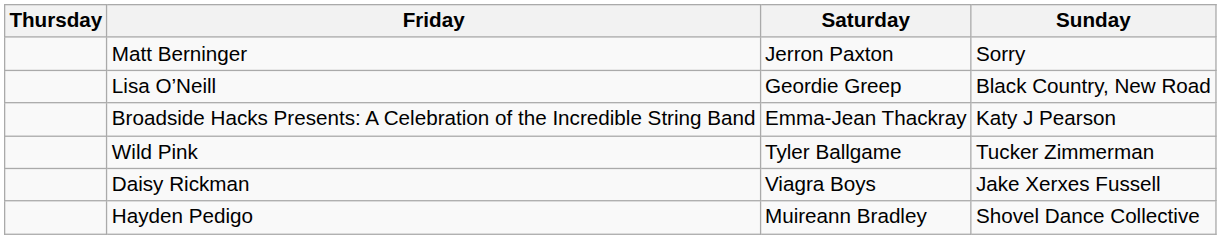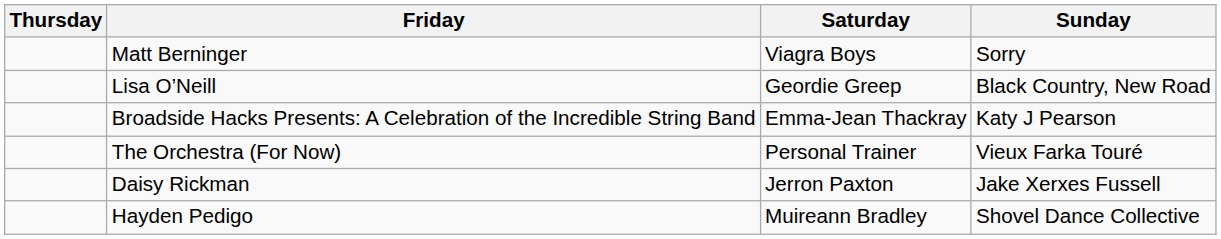(829, 53) Jerron Paxton -> (820, 53) Viagra Boys
+ row: (227, 151)
- row: (155, 151)
(820, 184) Viagra Boys -> (829, 184) Jerron Paxton
